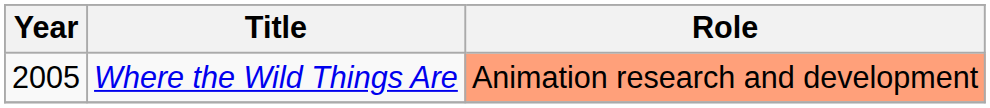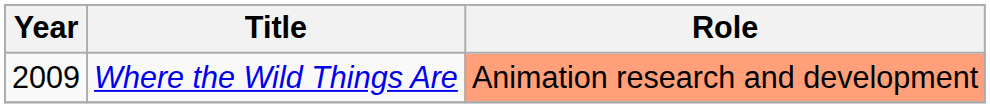(46, 77) 2005 -> (46, 77) 2009
